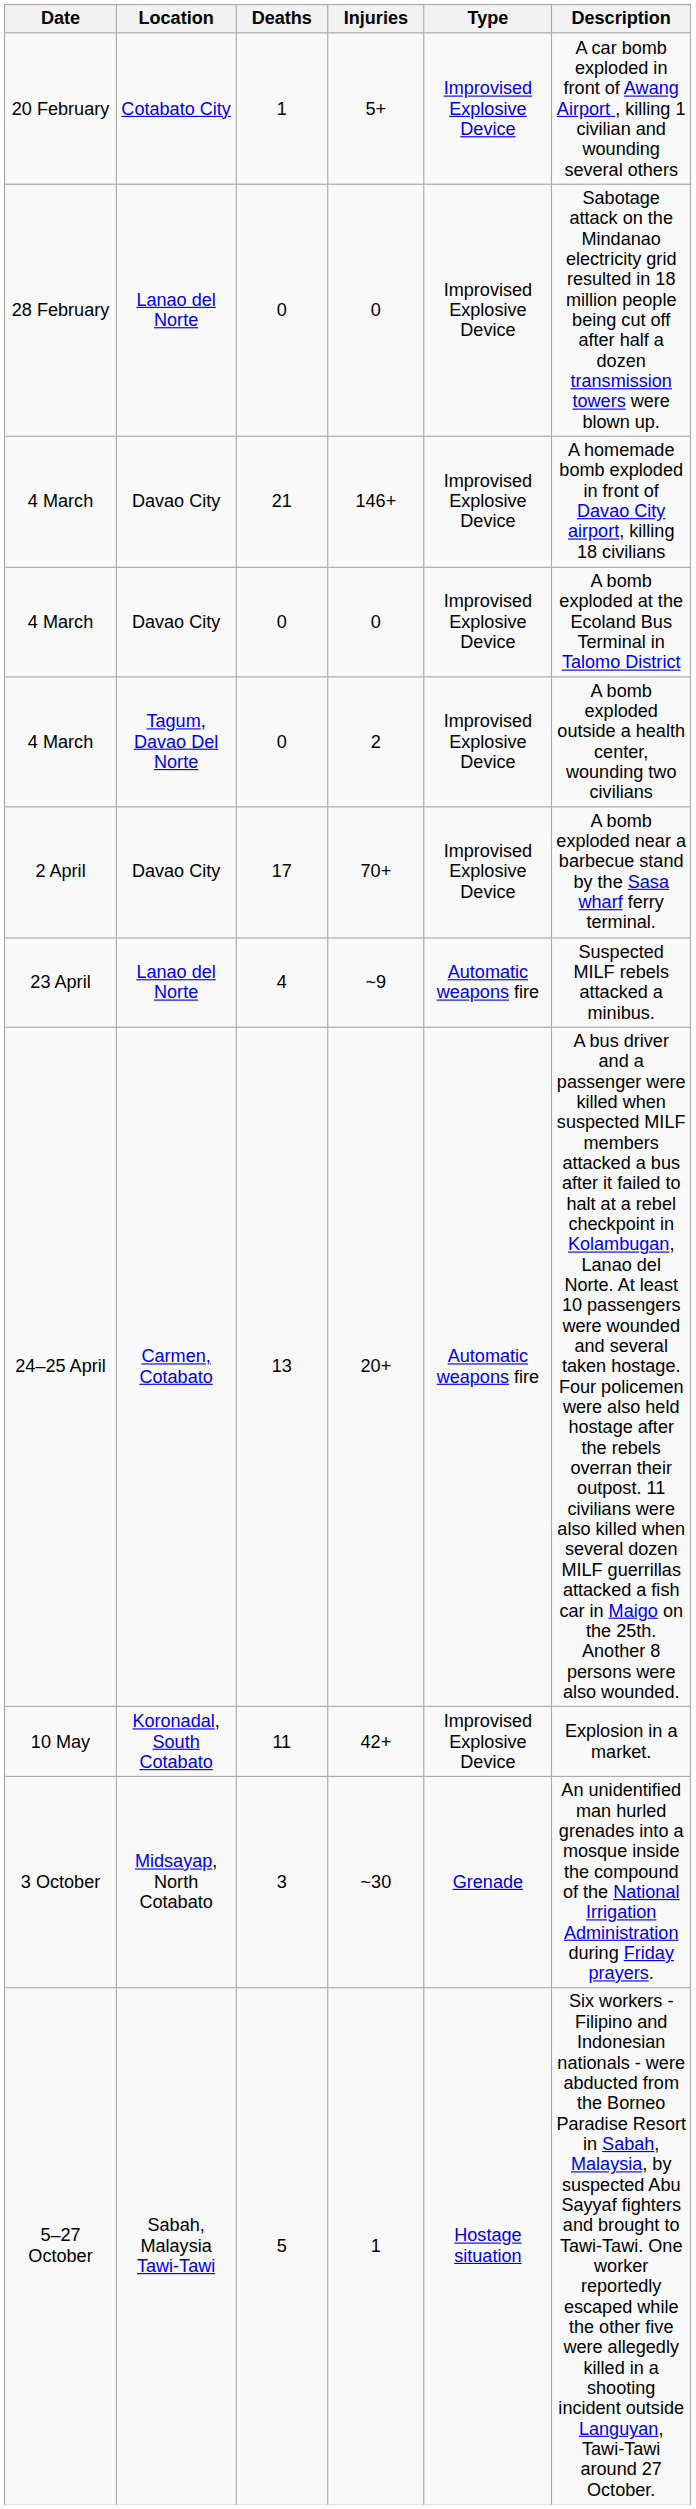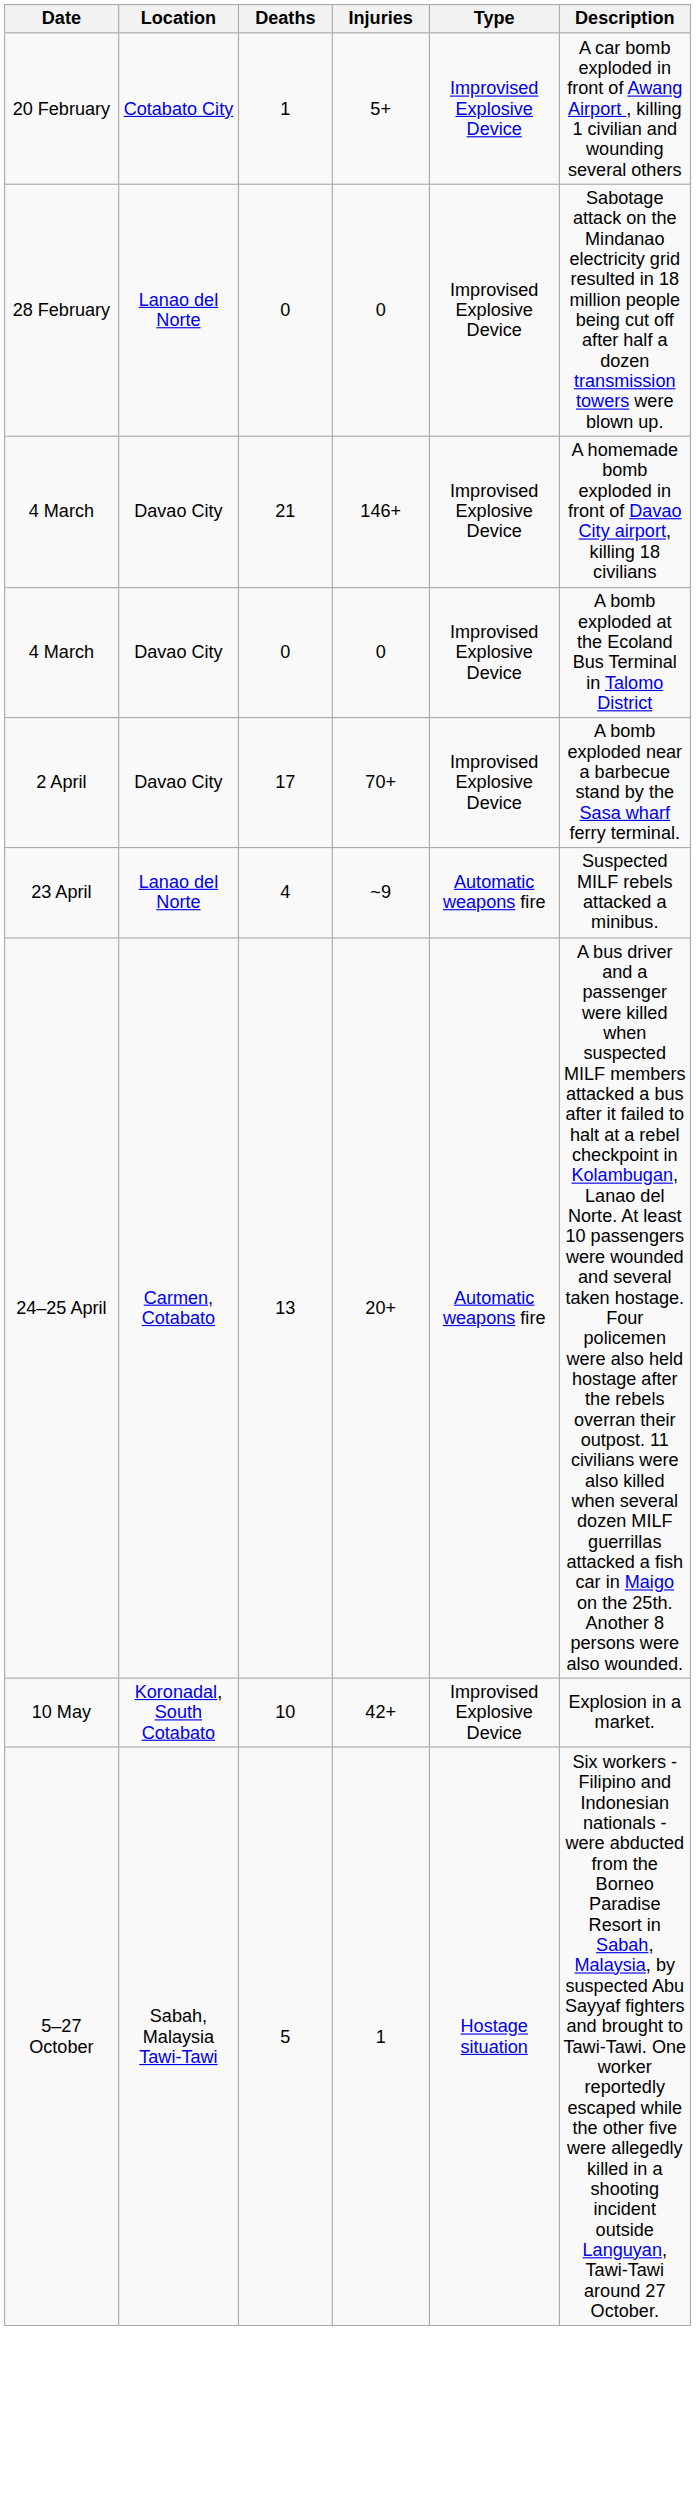- row: (61, 741)
(282, 1741) 11 -> (285, 1712) 10
- row: (61, 1881)
